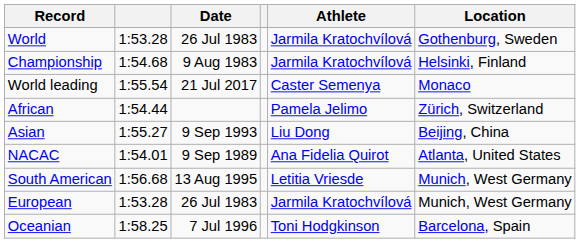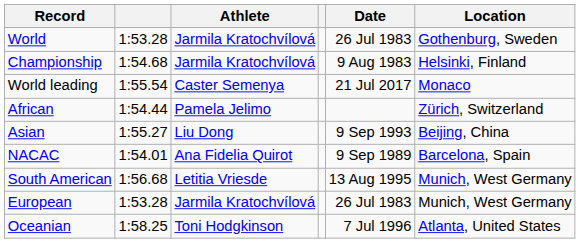columns swapped: (341, 16) <-> (216, 16)
(489, 156) Atlanta, United States -> (474, 156) Barcelona, Spain
(474, 226) Barcelona, Spain -> (489, 226) Atlanta, United States
